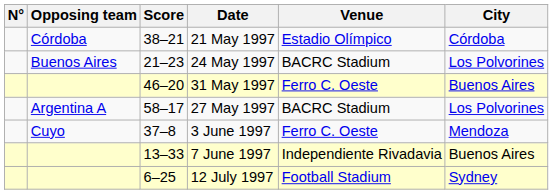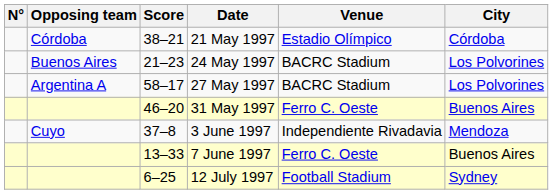rows swapped: (233, 108) <-> (233, 85)
(330, 131) Ferro C. Oeste -> (362, 131) Independiente Rivadavia
(362, 154) Independiente Rivadavia -> (330, 154) Ferro C. Oeste
